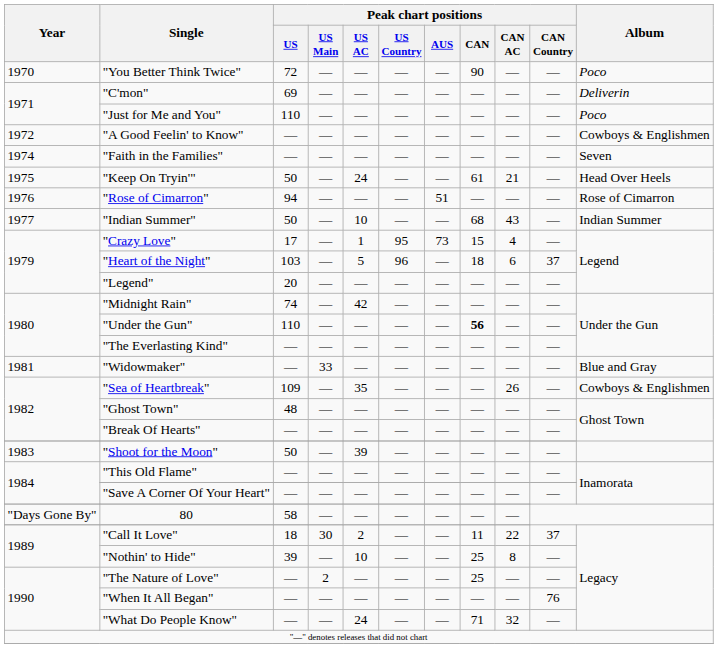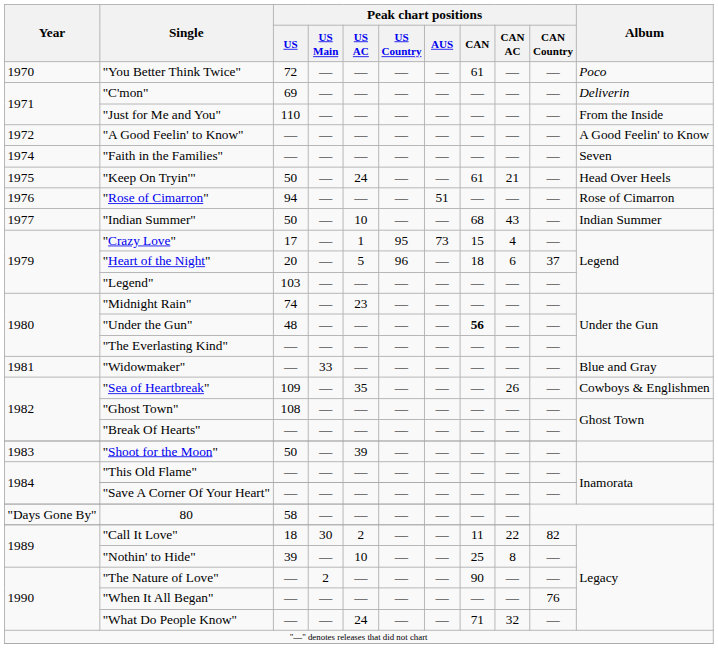(477, 72) 90 -> (477, 72) 61
(593, 114) Poco -> (621, 114) From the Inside
(644, 135) Cowboys & Englishmen -> (644, 135) A Good Feelin' to Know
(291, 261) 103 -> (291, 261) 20
(291, 282) 20 -> (291, 282) 103
(361, 303) 42 -> (361, 303) 23
(291, 324) 110 -> (291, 324) 48
(291, 409) 48 -> (291, 409) 108
(553, 535) 37 -> (553, 535) 82
(477, 577) 25 -> (477, 577) 90
